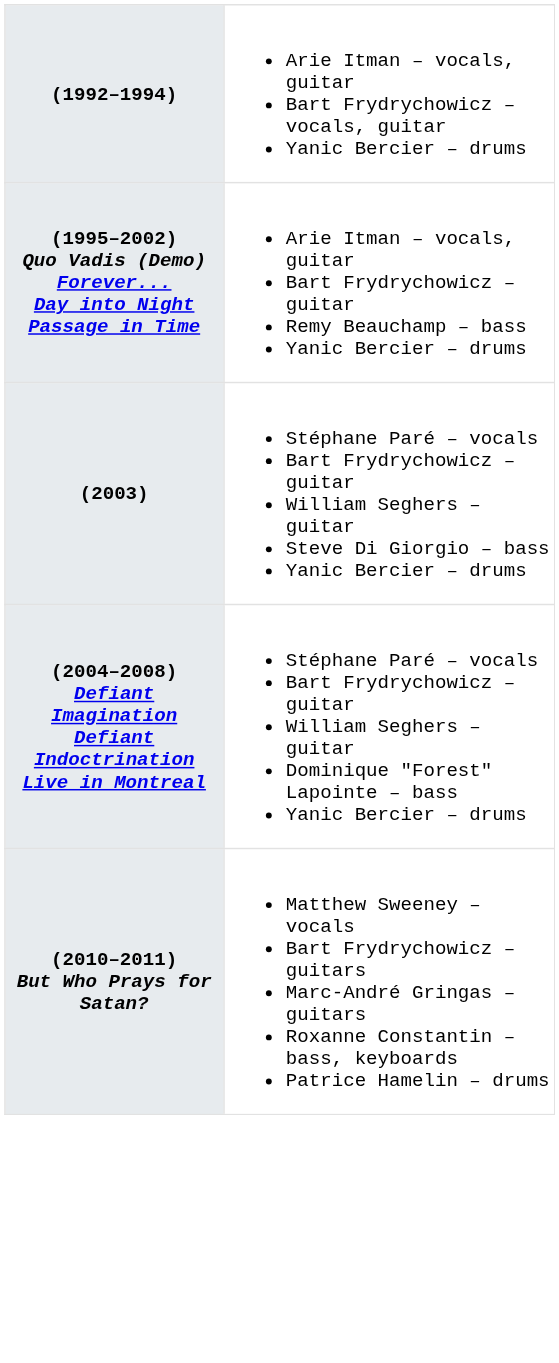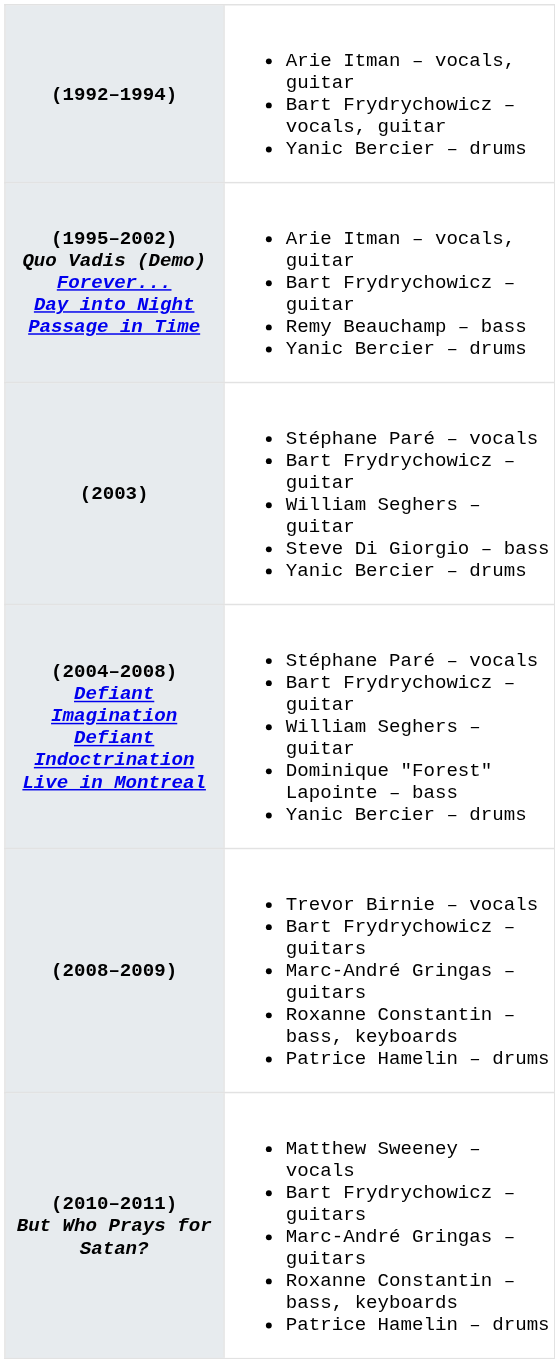+ row: (114, 971)
